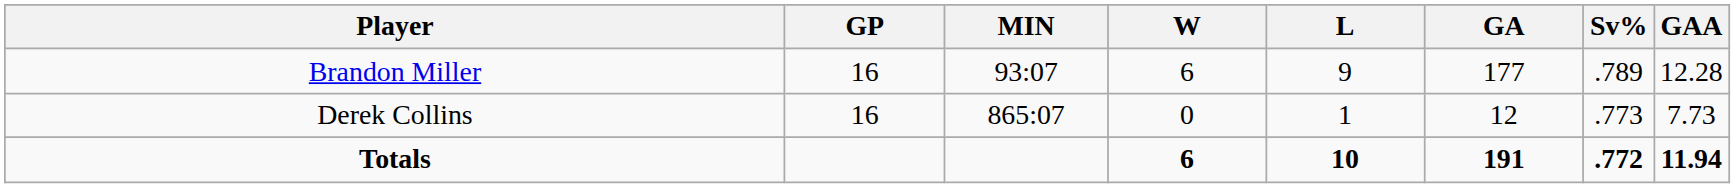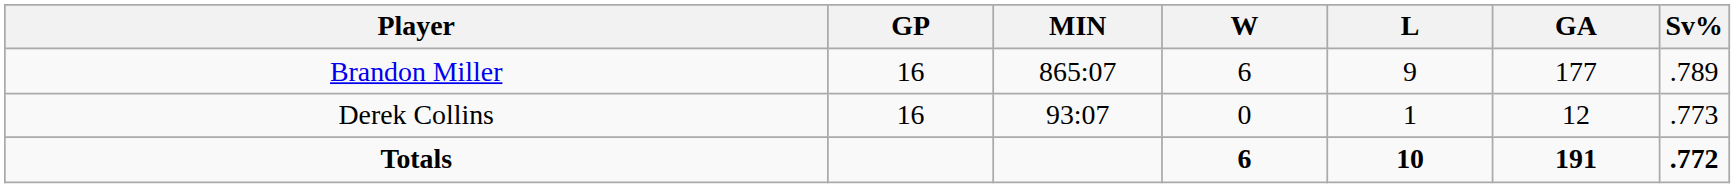- column: (1691, 26)
(1026, 70) 93:07 -> (1078, 70) 865:07
(1026, 114) 865:07 -> (1078, 114) 93:07
